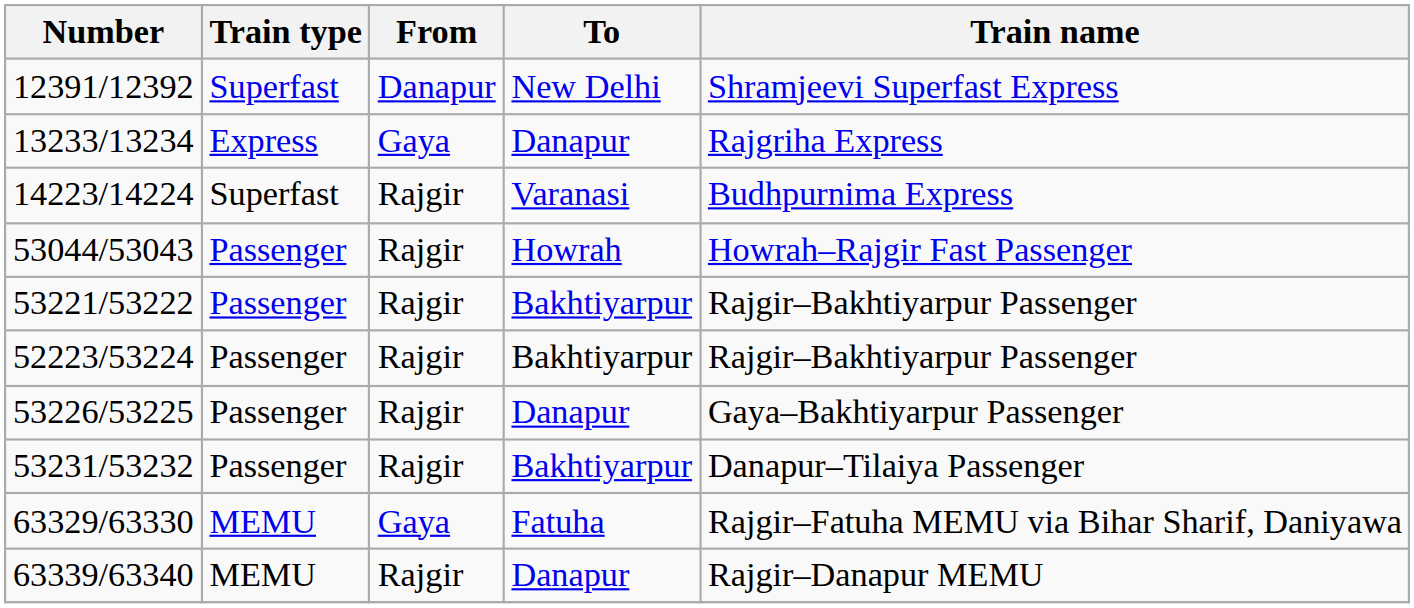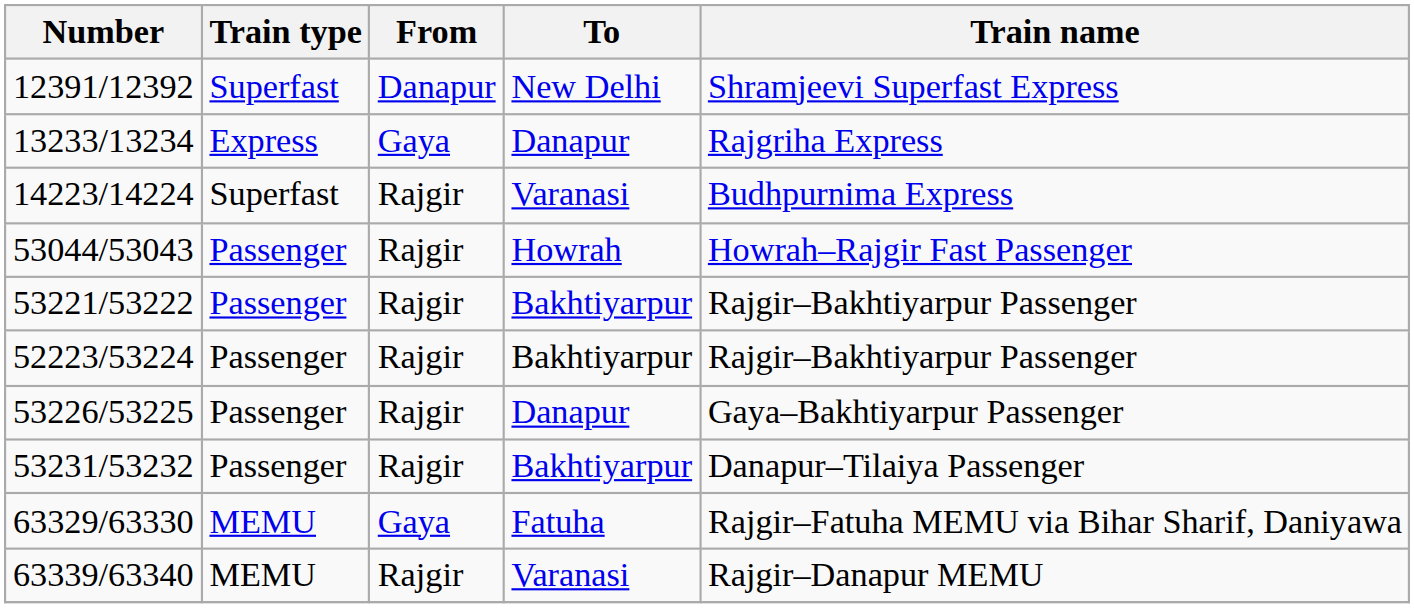(570, 574) Danapur -> (570, 574) Varanasi
